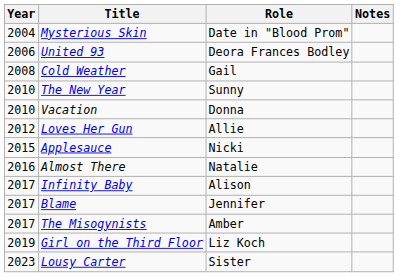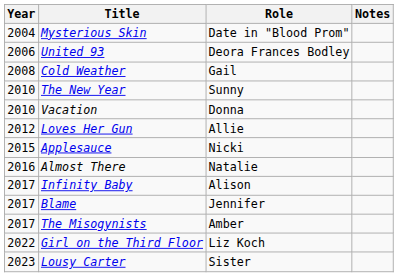(21, 243) 2019 -> (21, 243) 2022
